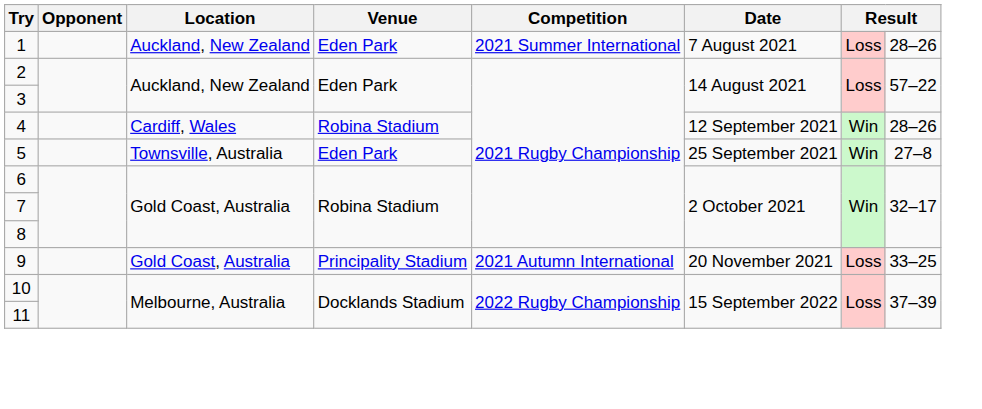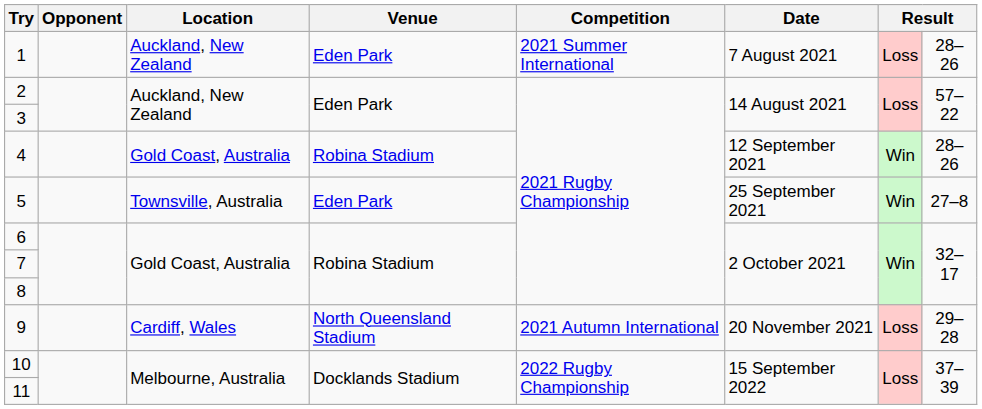(183, 126) Cardiff, Wales -> (210, 155) Gold Coast, Australia
(210, 261) Gold Coast, Australia -> (183, 327) Cardiff, Wales
(392, 261) Principality Stadium -> (382, 327) North Queensland Stadium
(913, 261) 33–25 -> (949, 327) 29–28
